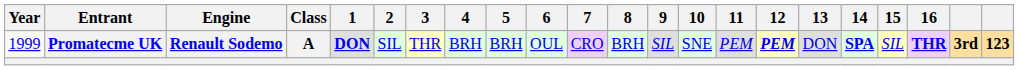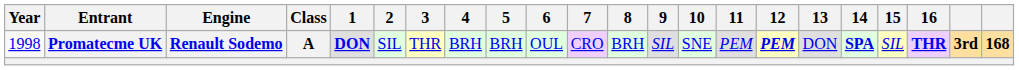(24, 43) 1999 -> (24, 43) 1998
(998, 43) 123 -> (998, 43) 168
